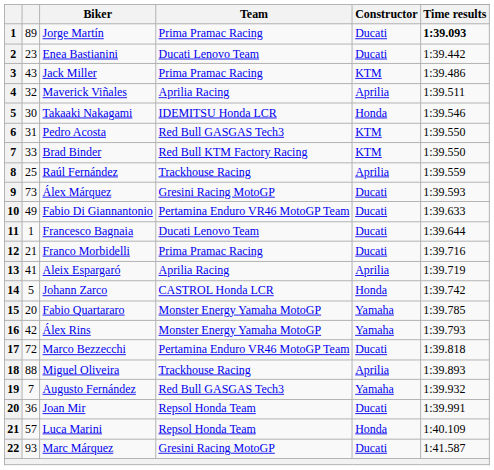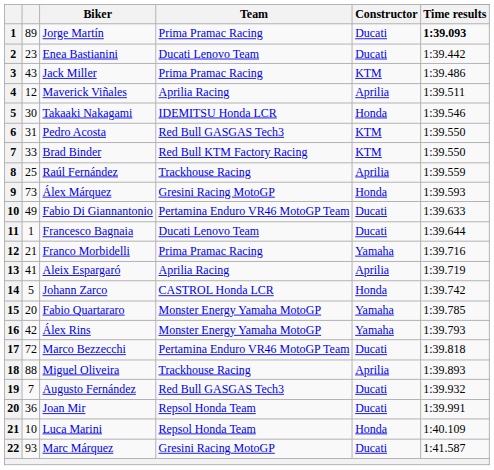(31, 92) 32 -> (31, 92) 12
(371, 191) Ducati -> (371, 191) Honda
(371, 250) Ducati -> (375, 250) Yamaha
(375, 389) Yamaha -> (371, 389) Ducati
(31, 428) 57 -> (31, 428) 10
